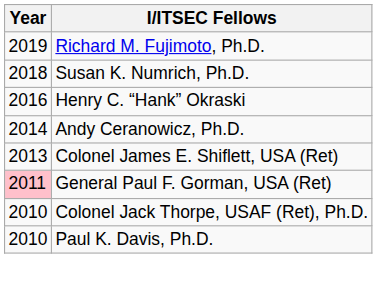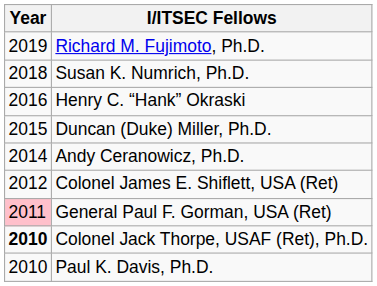+ row: (163, 128)
(28, 156) 2013 -> (28, 184) 2012
(28, 211) normal -> (28, 239) bold
